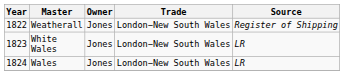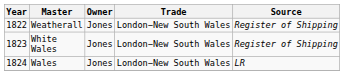(240, 44) LR -> (286, 44) Register of Shipping
